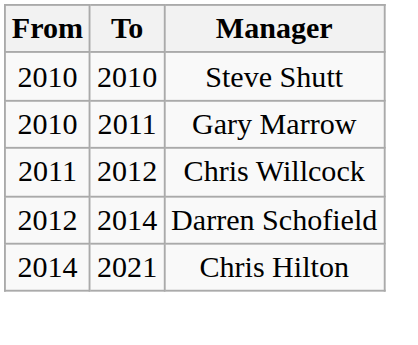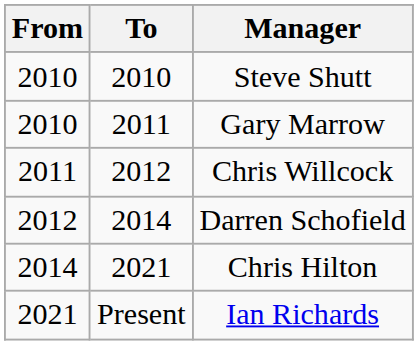+ row: (303, 314)
